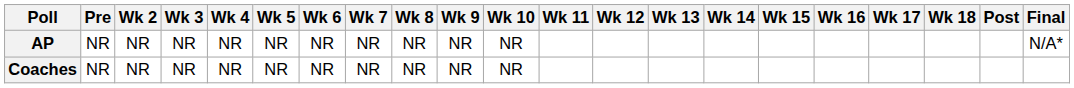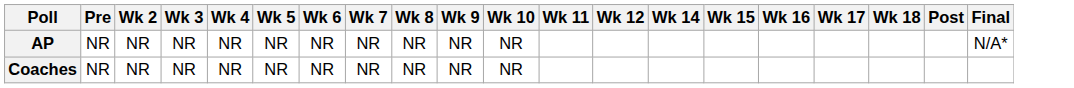- column: (676, 17)
